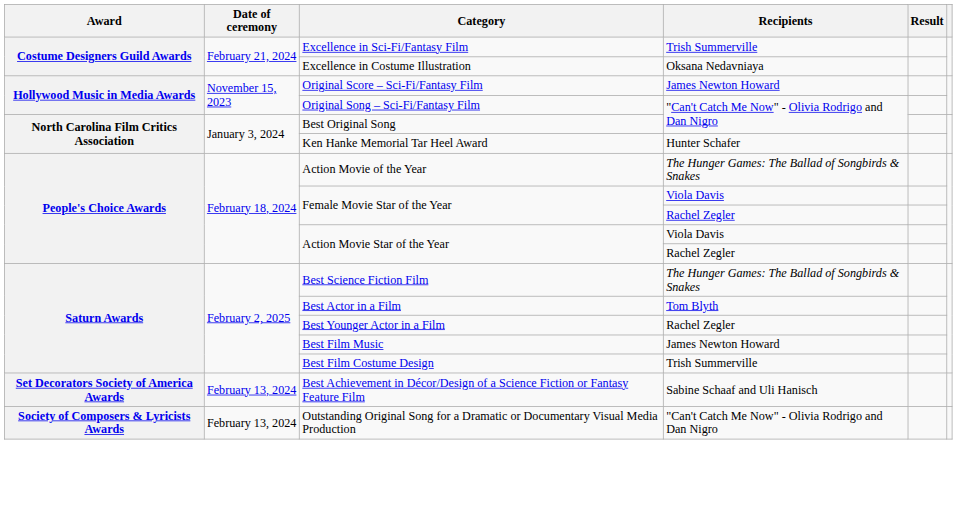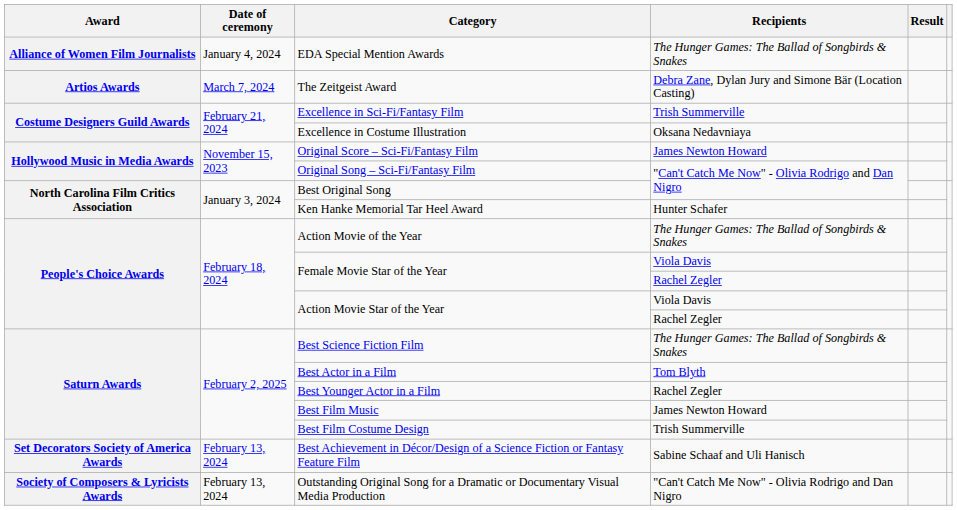+ row: (371, 53)
+ row: (347, 86)
